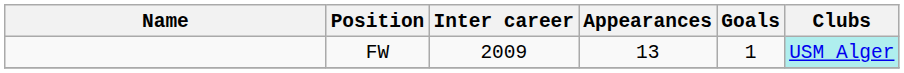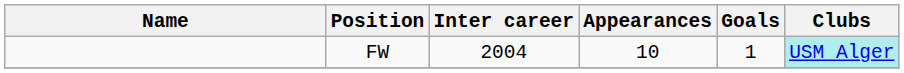(504, 52) 2009 -> (504, 52) 2004
(648, 52) 13 -> (648, 52) 10
